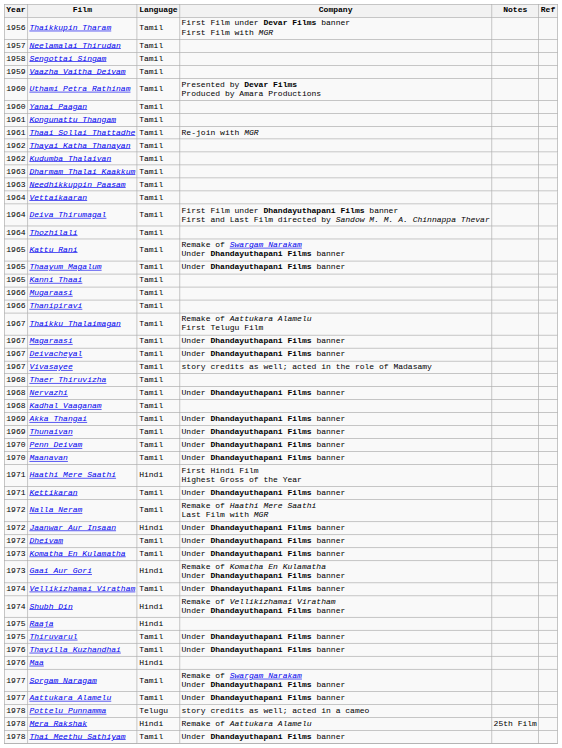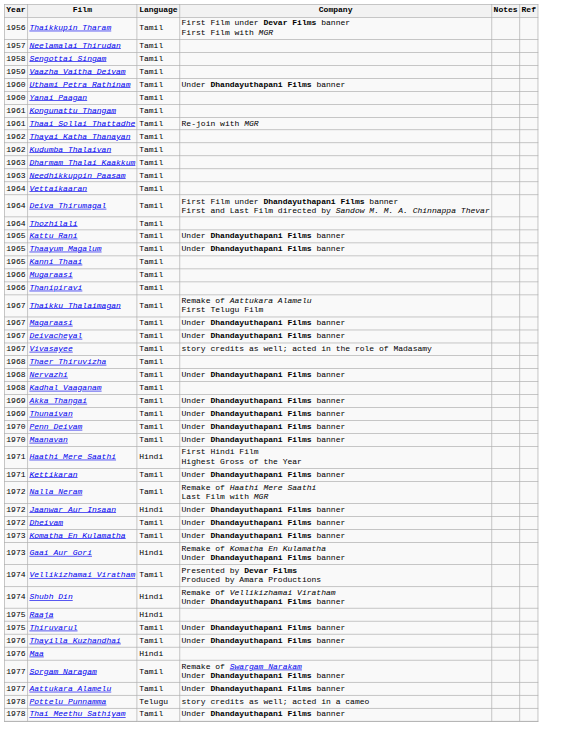(251, 90) Presented by Devar Films Produced by Amara Productions -> (263, 85) Under Dhandayuthapani Films banner
(263, 250) Remake of Swargam Narakam Under Dhandayuthapani Films banner -> (263, 237) Under Dhandayuthapani Films banner
(263, 589) Under Dhandayuthapani Films banner -> (251, 576) Presented by Devar Films Produced by Amara Productions
- row: (58, 724)
